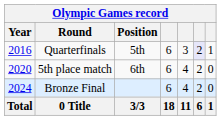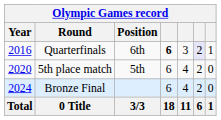(137, 50) 5th -> (137, 50) 6th
(169, 50) normal -> (169, 50) bold
(137, 69) 6th -> (137, 69) 5th
